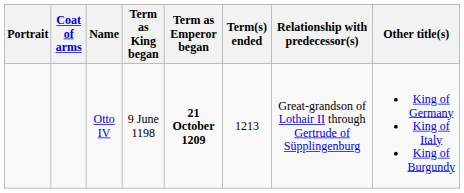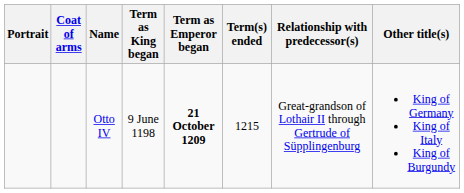(247, 126) 1213 -> (247, 126) 1215
